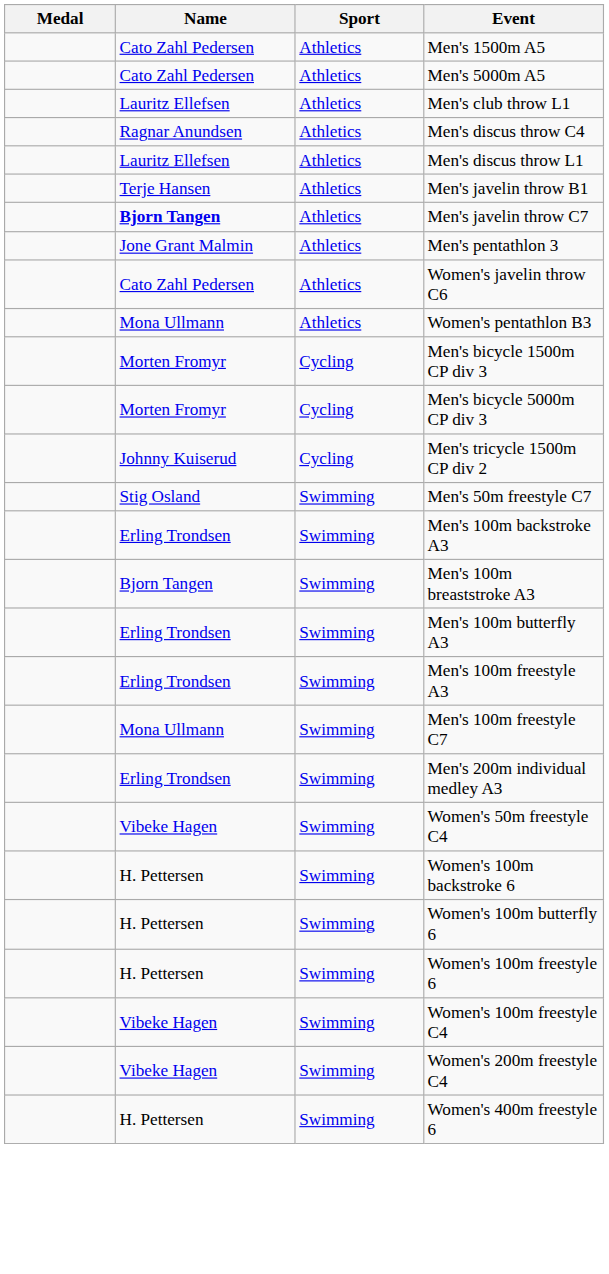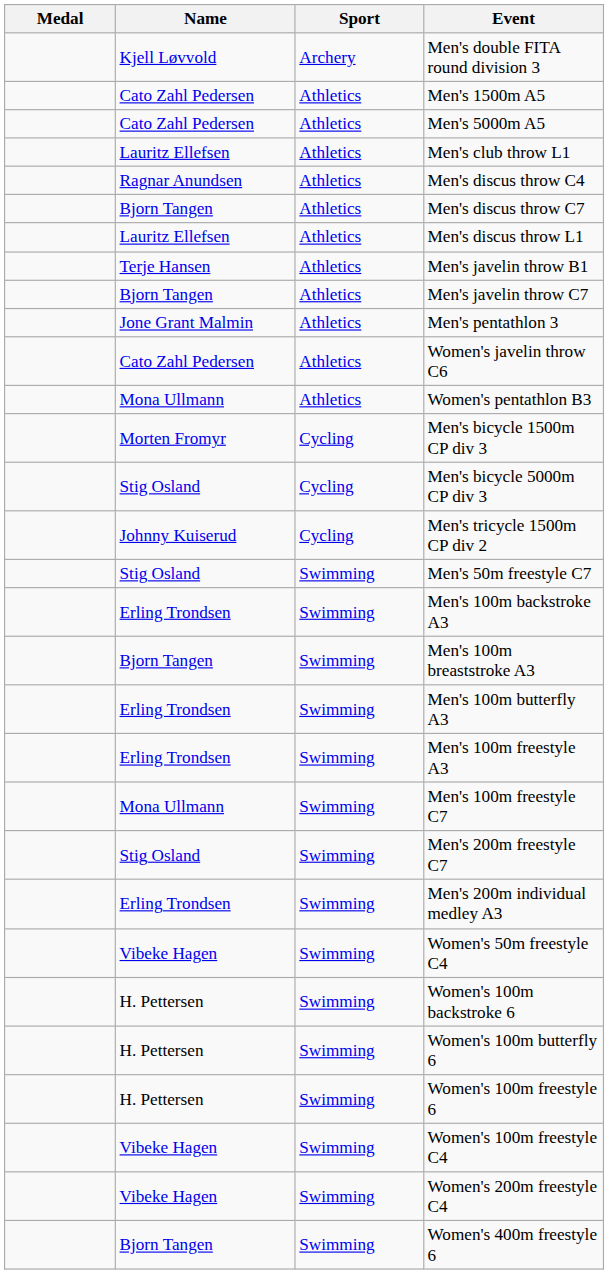+ row: (494, 57)
+ row: (506, 209)
(170, 217) bold -> (166, 294) normal
(173, 409) Morten Fromyr -> (160, 486) Stig Osland
+ row: (502, 855)
(162, 1119) H. Pettersen -> (166, 1244) Bjorn Tangen
